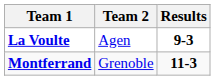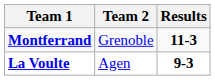rows swapped: (50, 63) <-> (39, 39)
